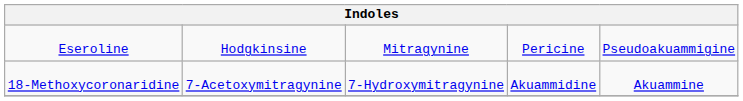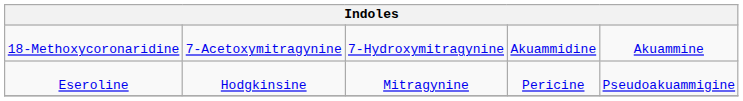rows swapped: (94, 85) <-> (94, 50)
